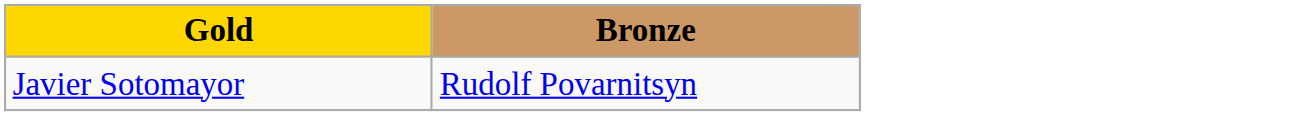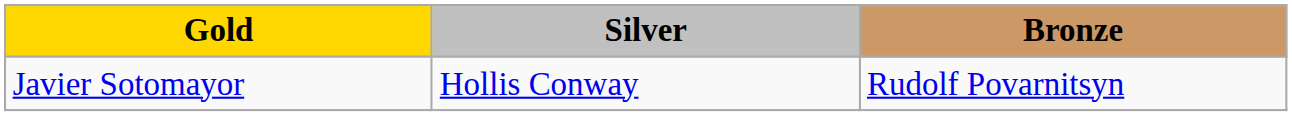+ column: (646, 30)
